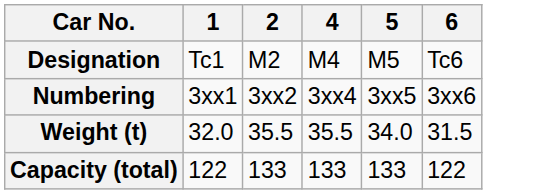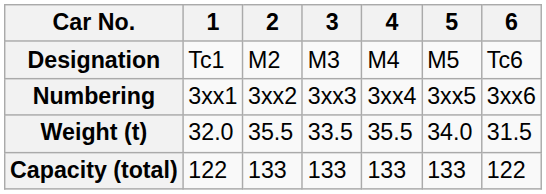+ column: (332, 22)
